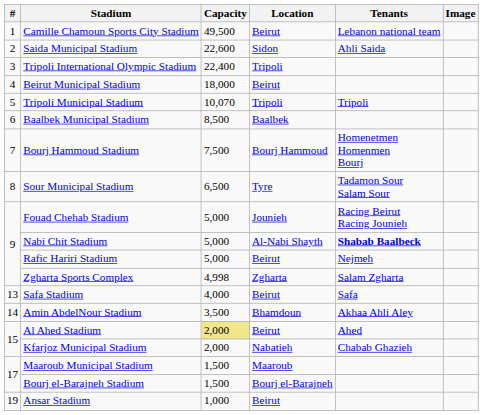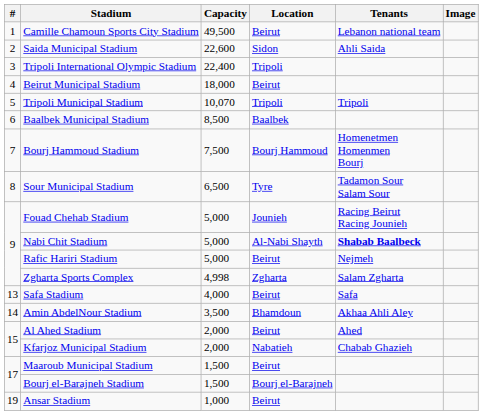(217, 330) khaki background -> (217, 330) no background
(272, 365) Maaroub -> (266, 365) Beirut
